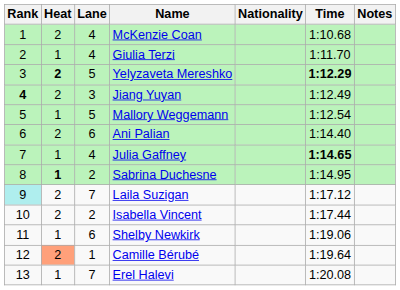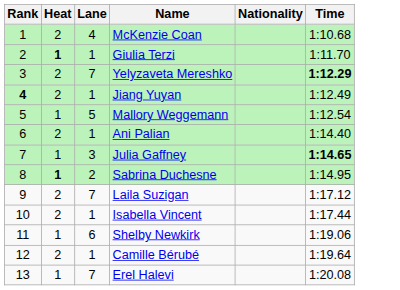- column: (375, 14)
(58, 54) normal -> (58, 54) bold
(92, 54) 4 -> (92, 54) 1
(58, 74) bold -> (58, 74) normal
(92, 74) 5 -> (92, 74) 7
(92, 94) 3 -> (92, 94) 1
(92, 134) 6 -> (92, 134) 1
(92, 154) 4 -> (92, 154) 3
(23, 194) paleturquoise background -> (23, 194) no background
(92, 214) 2 -> (92, 214) 1
(58, 255) lightsalmon background -> (58, 255) no background
